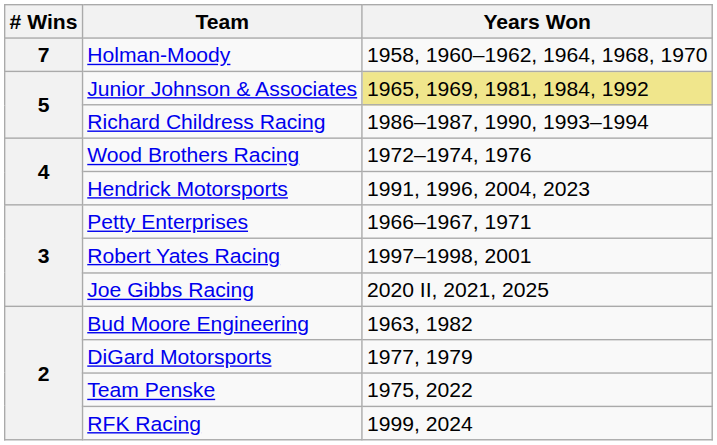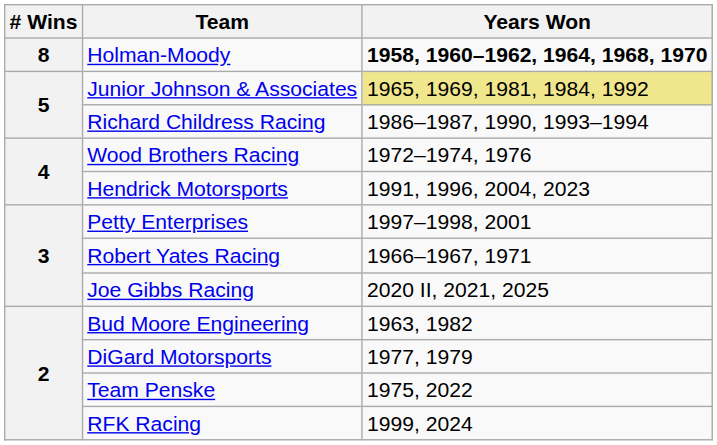(44, 55) 7 -> (44, 55) 8
(537, 55) normal -> (537, 55) bold
(449, 222) 1966–1967, 1971 -> (449, 222) 1997–1998, 2001
(449, 256) 1997–1998, 2001 -> (449, 256) 1966–1967, 1971
